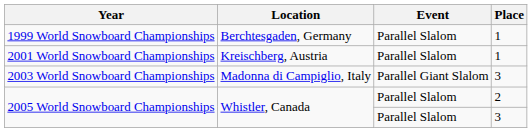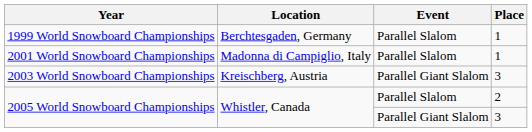(274, 55) Kreischberg, Austria -> (296, 55) Madonna di Campiglio, Italy
(296, 76) Madonna di Campiglio, Italy -> (274, 76) Kreischberg, Austria
(417, 117) Parallel Slalom -> (433, 117) Parallel Giant Slalom
